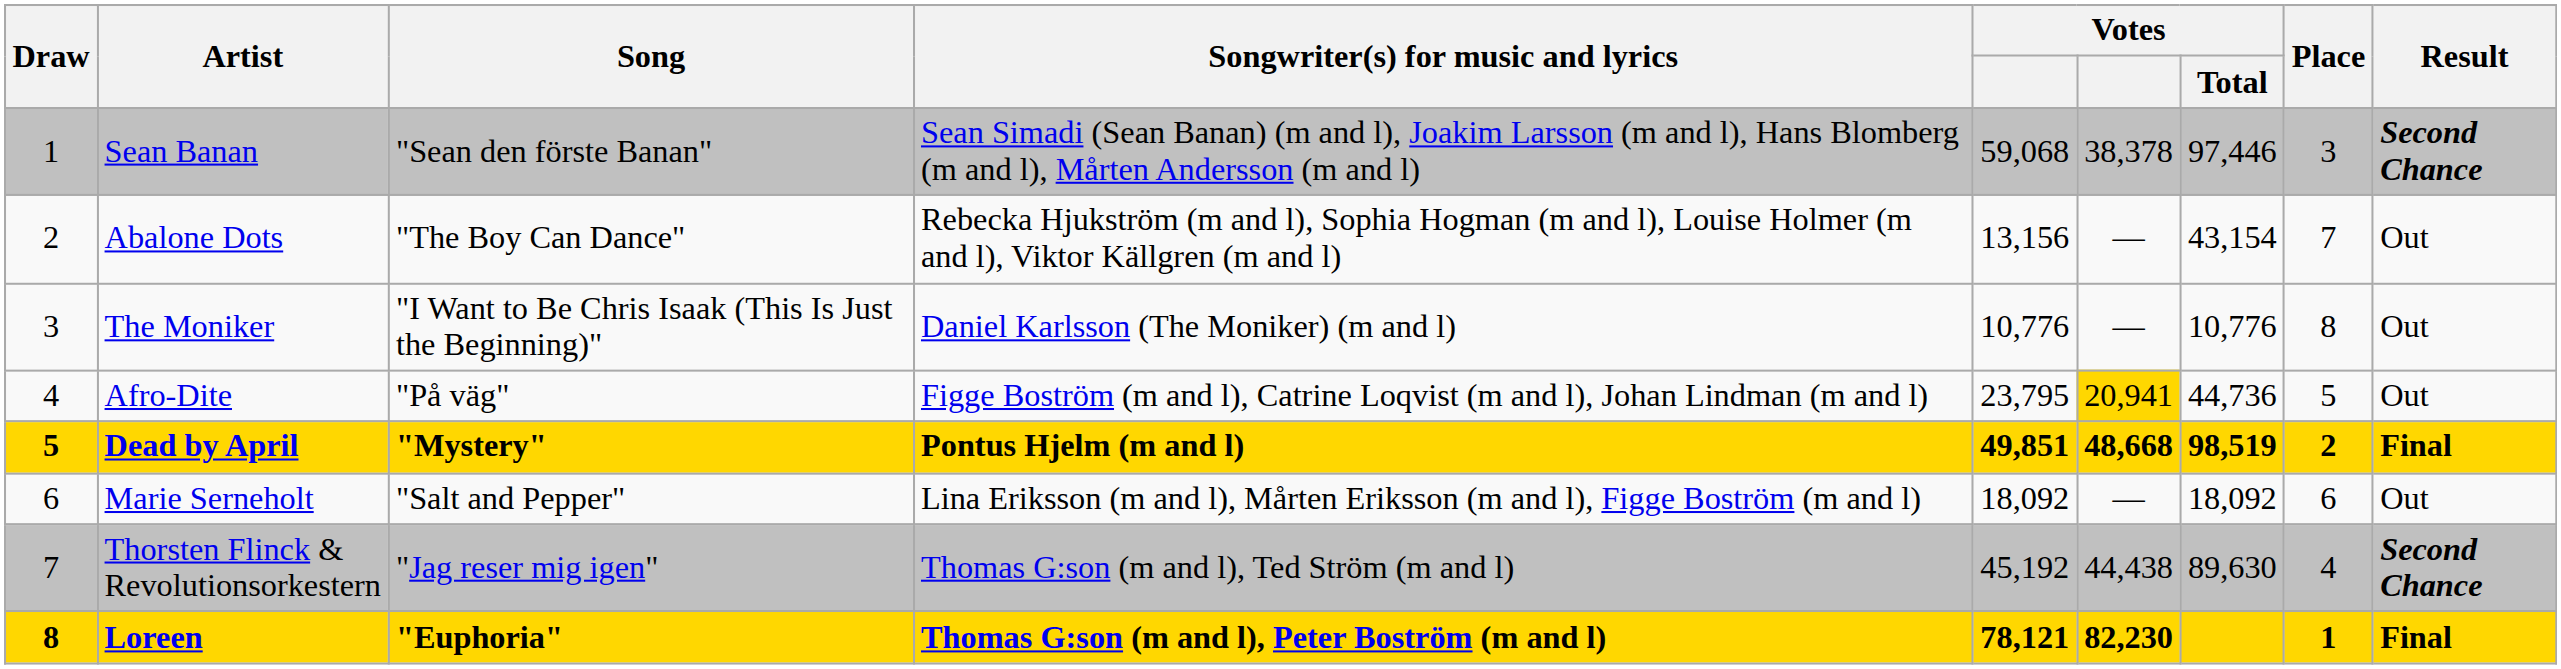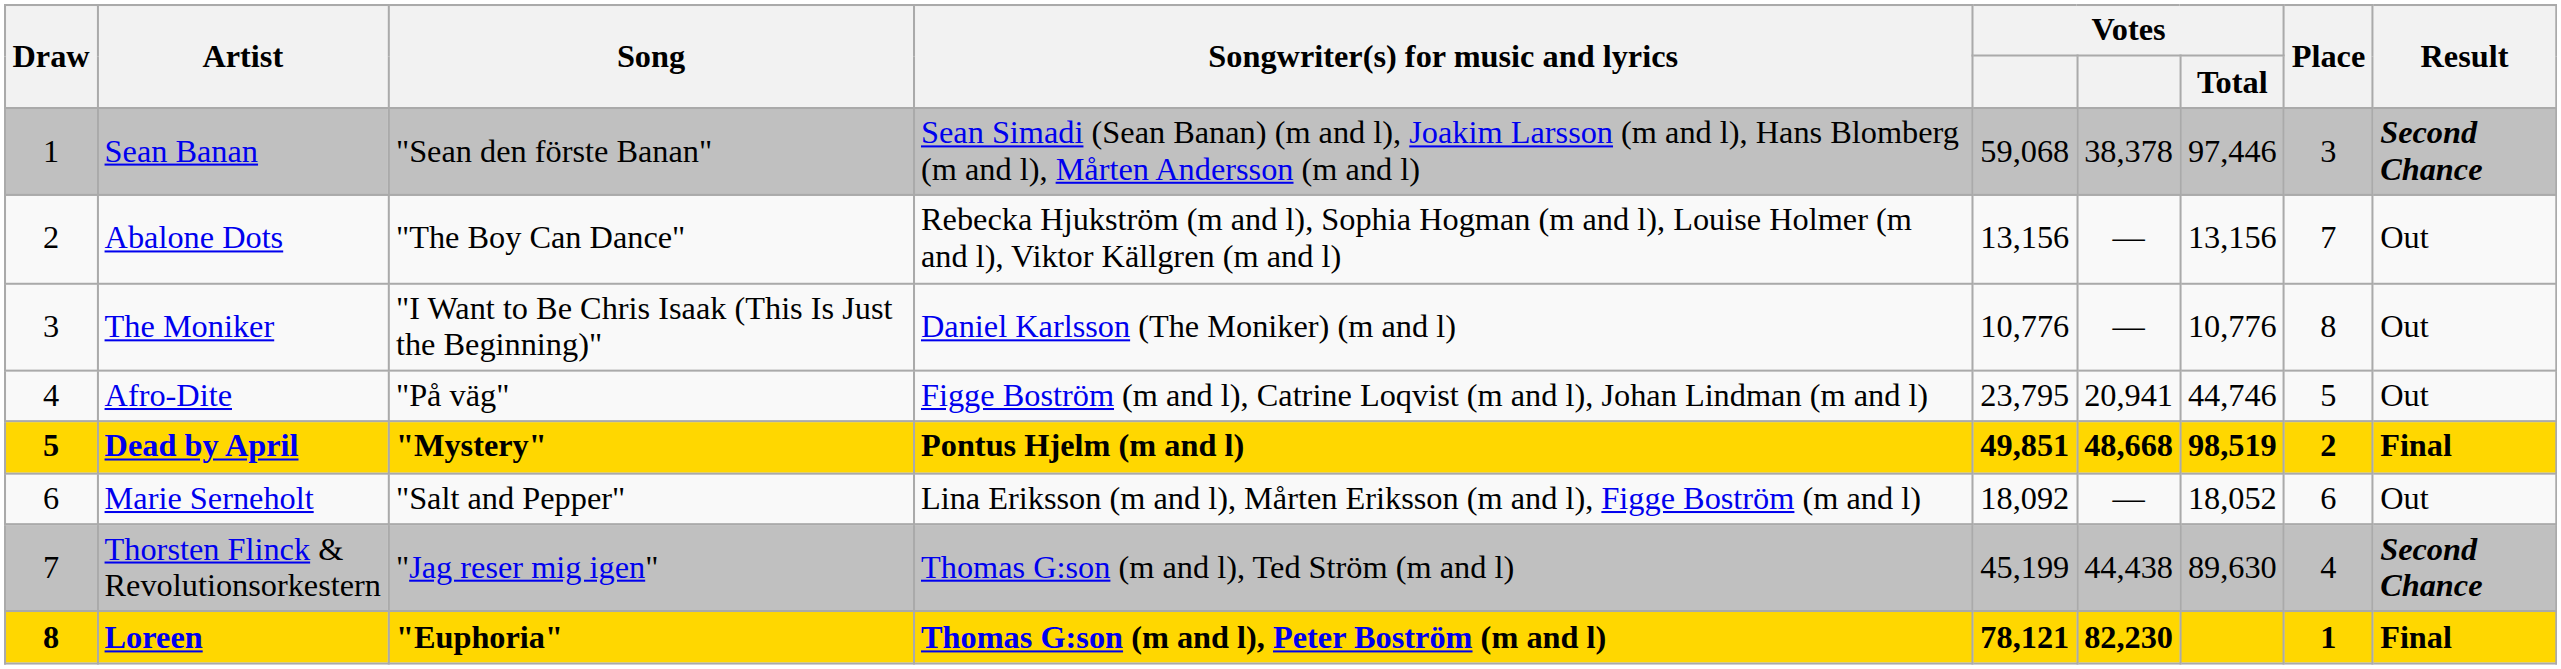(2232, 238) 43,154 -> (2232, 238) 13,156
(2129, 395) gold background -> (2129, 395) no background
(2232, 395) 44,736 -> (2232, 395) 44,746
(2232, 498) 18,092 -> (2232, 498) 18,052
(2025, 567) 45,192 -> (2025, 567) 45,199
